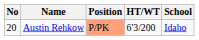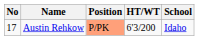(11, 27) 20 -> (11, 27) 17
